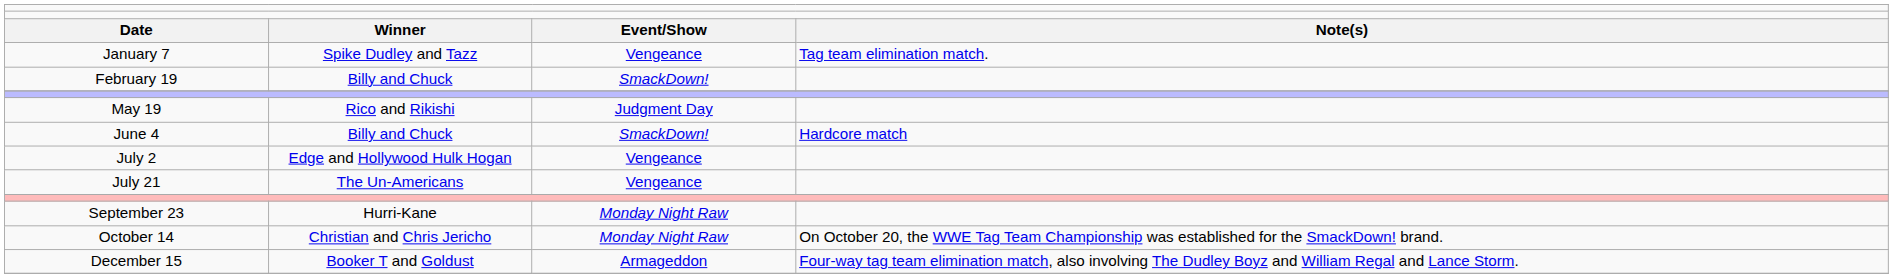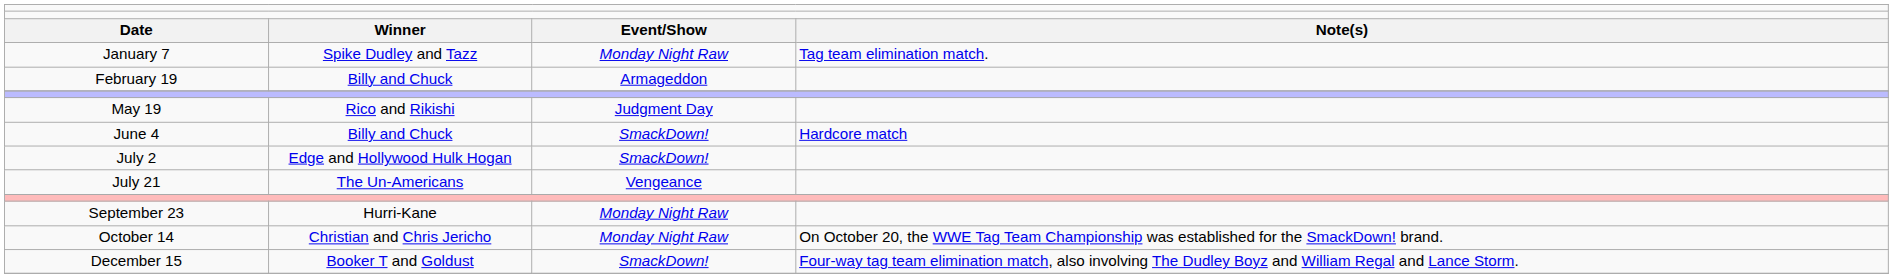(664, 54) Vengeance -> (664, 54) Monday Night Raw
(664, 78) SmackDown! -> (664, 78) Armageddon
(664, 158) Vengeance -> (664, 158) SmackDown!
(664, 261) Armageddon -> (664, 261) SmackDown!
